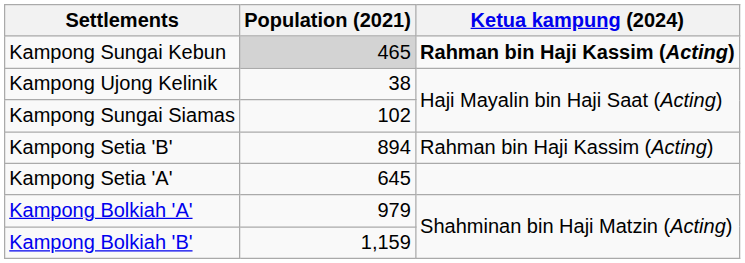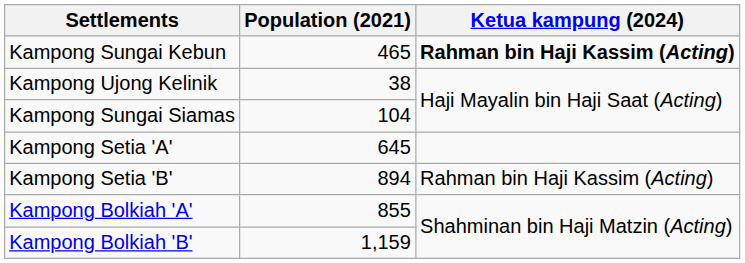(394, 52) lightgrey background -> (394, 52) no background
(394, 115) 102 -> (394, 115) 104
rows swapped: (91, 178) <-> (91, 147)
(394, 210) 979 -> (394, 210) 855
